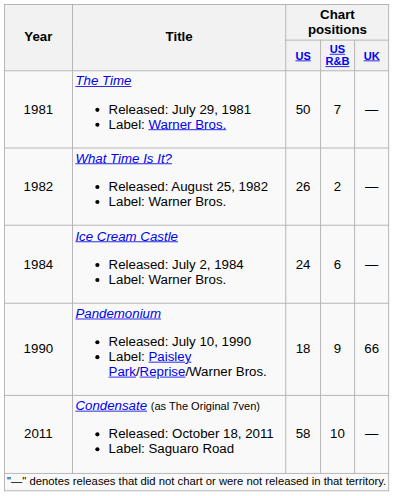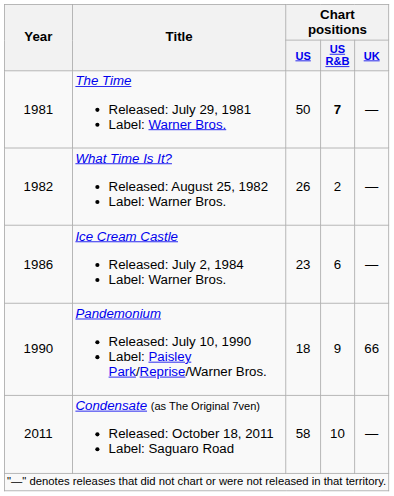(337, 109) normal -> (337, 109) bold
(38, 264) 1984 -> (38, 264) 1986
(303, 264) 24 -> (303, 264) 23
